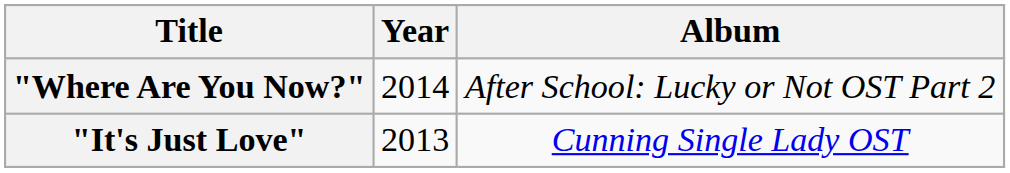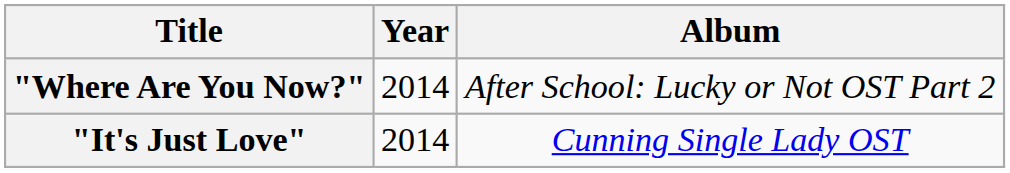(415, 139) 2013 -> (415, 139) 2014
